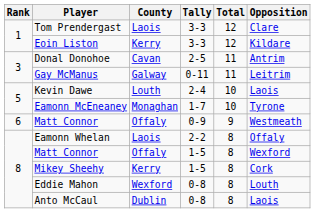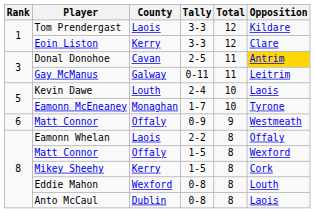(264, 28) Clare -> (270, 28) Kildare
(270, 44) Kildare -> (264, 44) Clare
(267, 59) no background -> (267, 59) gold background
